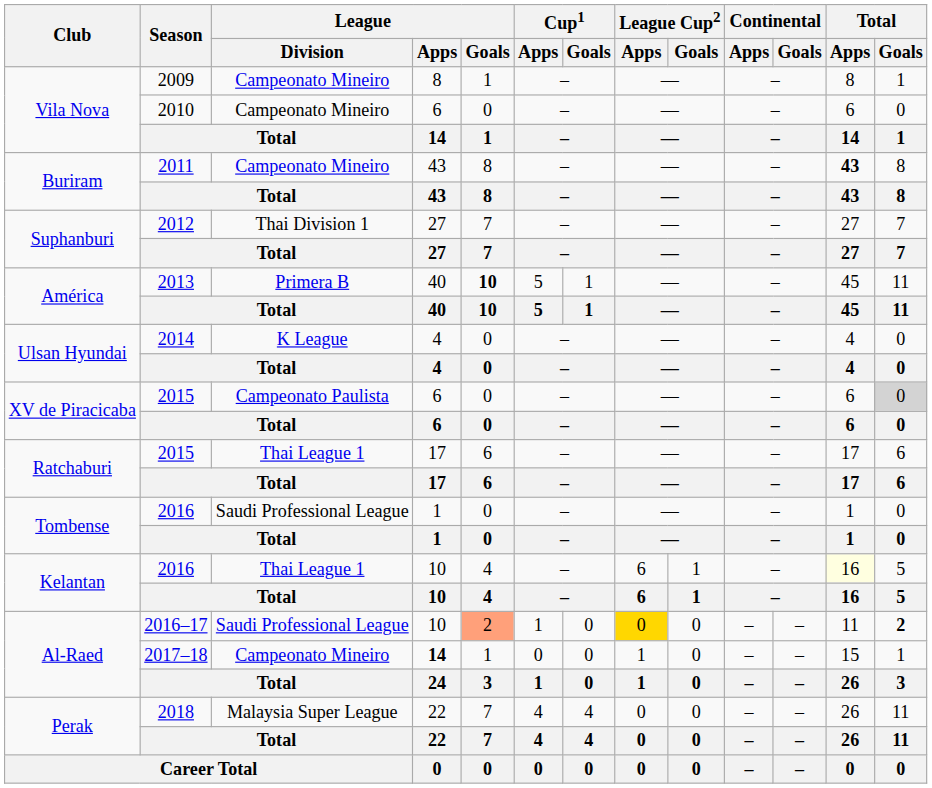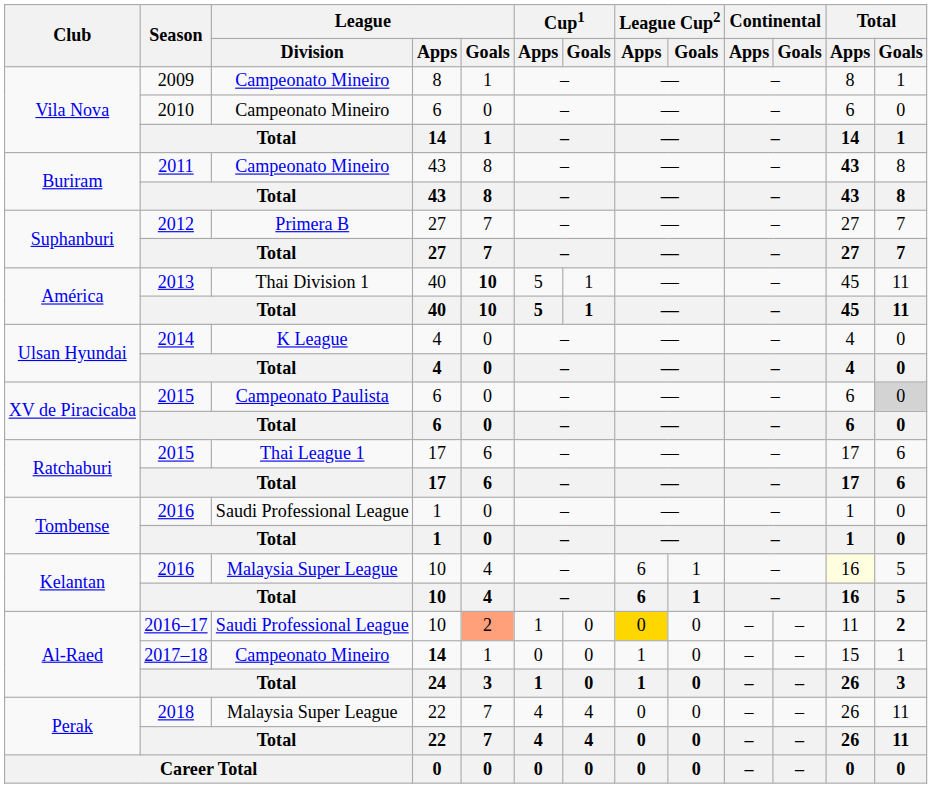(312, 224) Thai Division 1 -> (312, 224) Primera B
(312, 281) Primera B -> (312, 281) Thai Division 1
(312, 568) Thai League 1 -> (312, 568) Malaysia Super League
